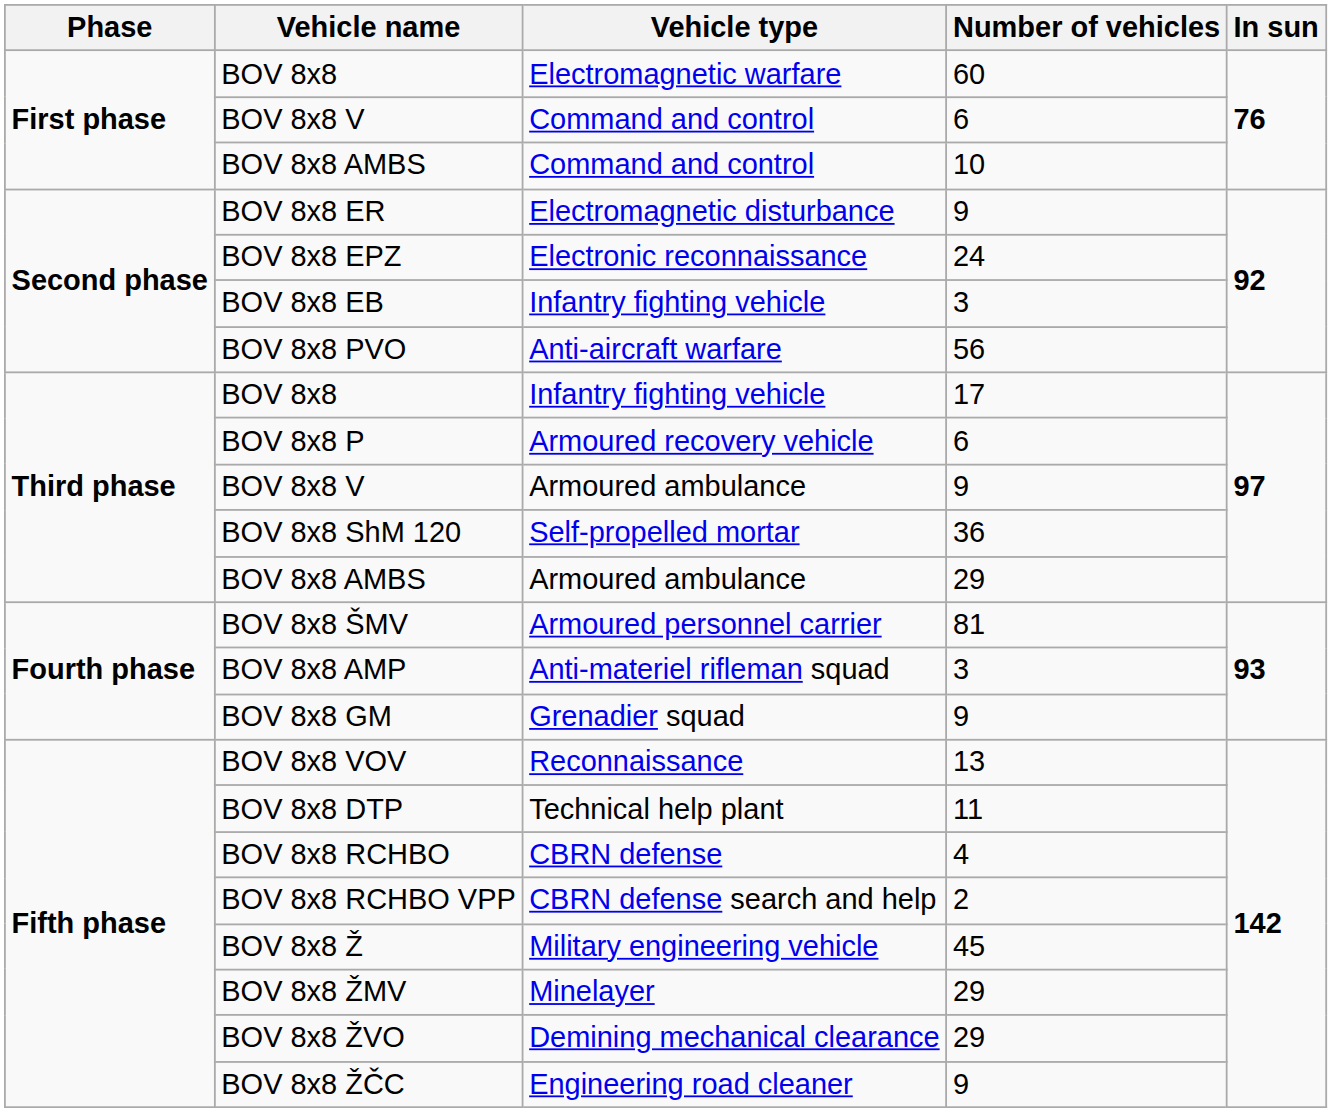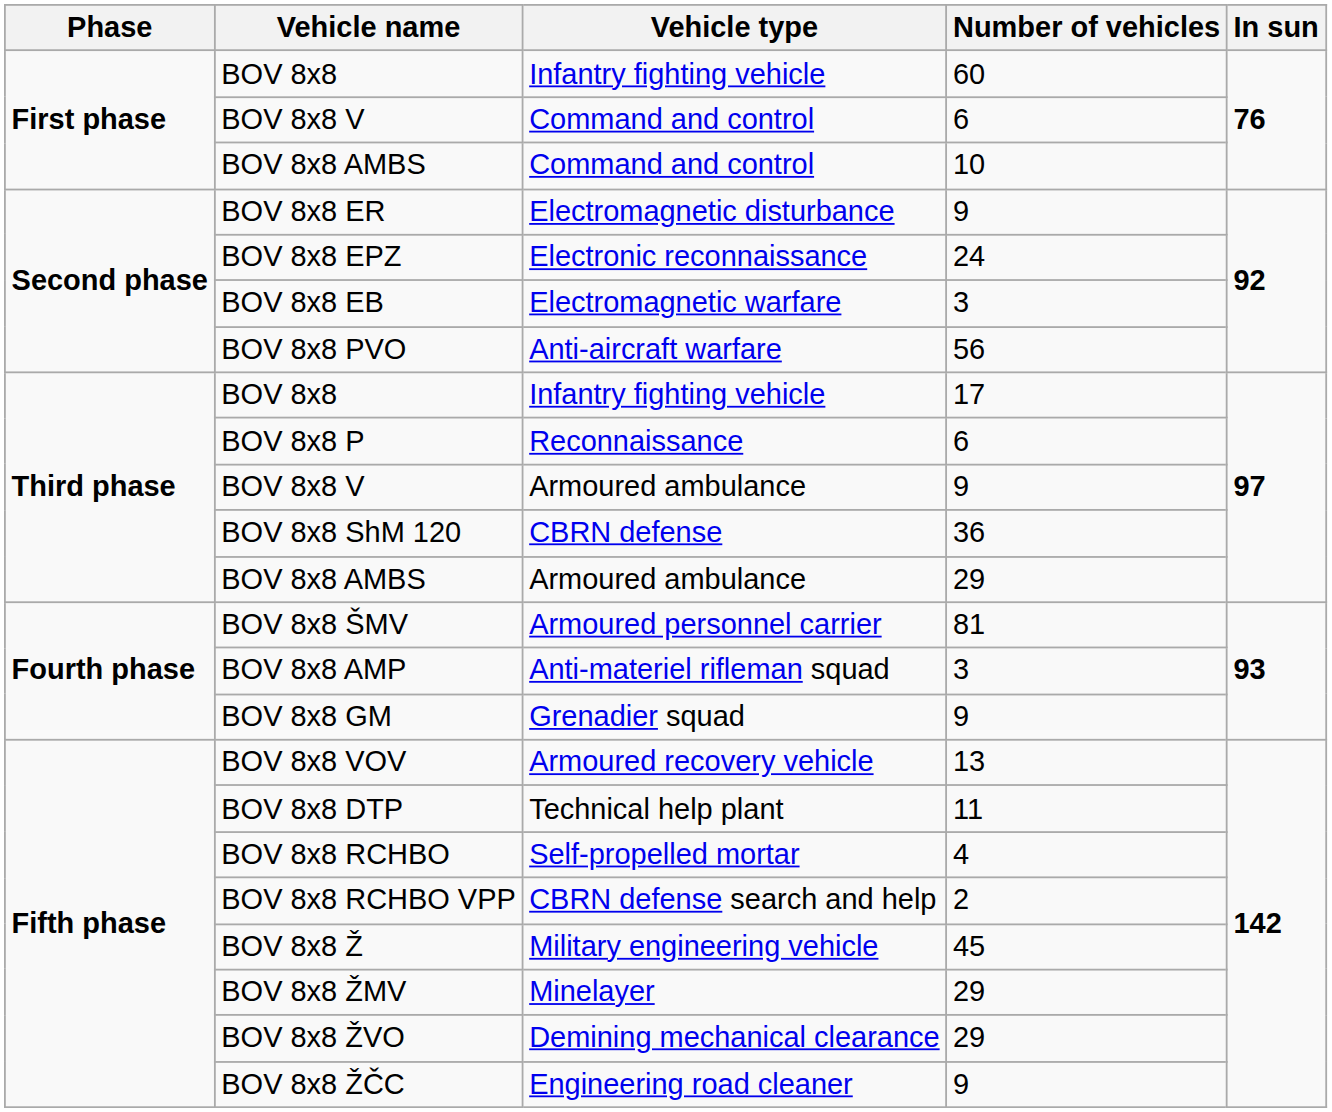(685, 73) Electromagnetic warfare -> (677, 73) Infantry fighting vehicle
(677, 303) Infantry fighting vehicle -> (685, 303) Electromagnetic warfare
(701, 440) Armoured recovery vehicle -> (636, 440) Reconnaissance
(664, 532) Self-propelled mortar -> (626, 532) CBRN defense
(636, 762) Reconnaissance -> (701, 762) Armoured recovery vehicle
(626, 854) CBRN defense -> (664, 854) Self-propelled mortar
